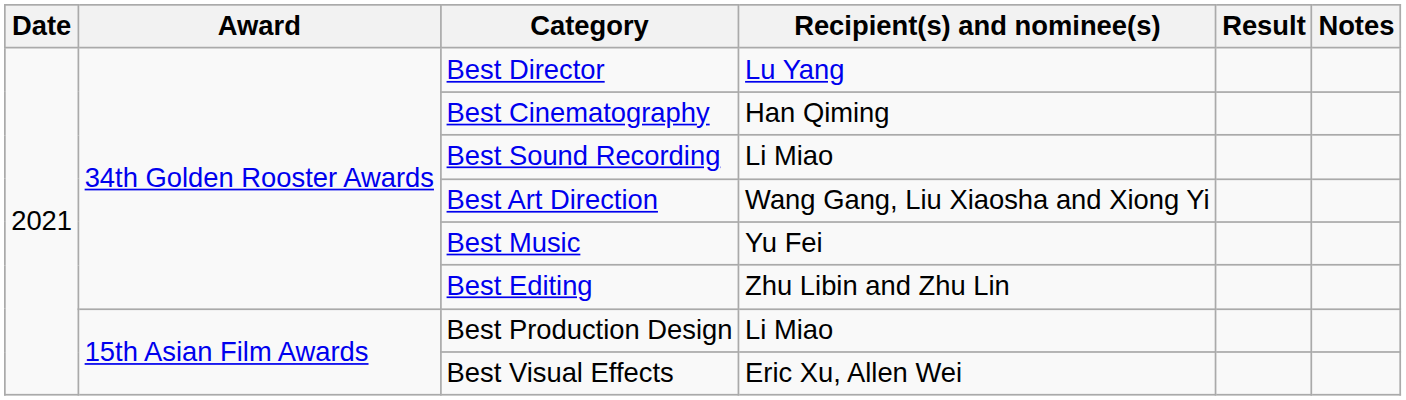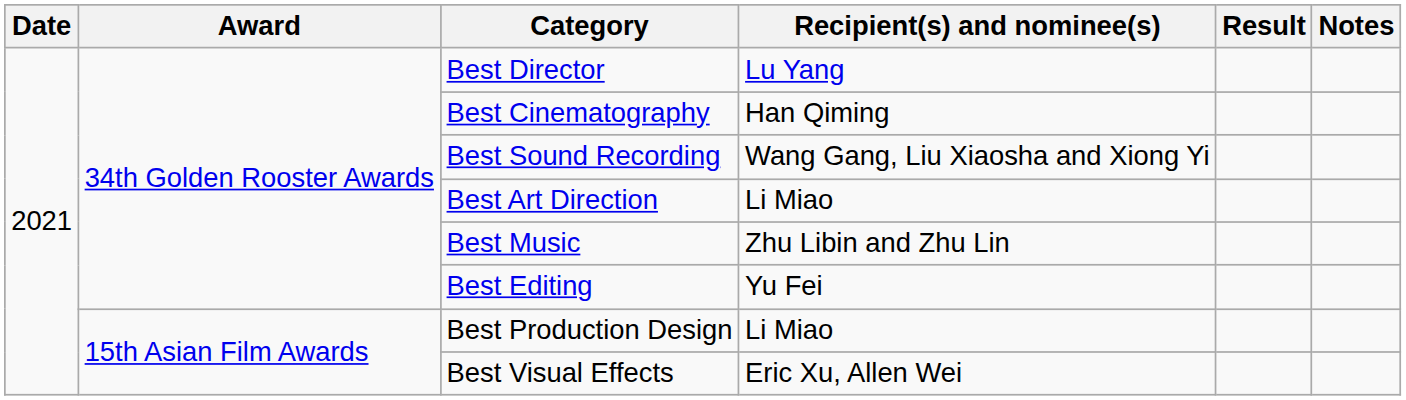(789, 156) Li Miao -> (977, 156) Wang Gang, Liu Xiaosha and Xiong Yi
(977, 199) Wang Gang, Liu Xiaosha and Xiong Yi -> (789, 199) Li Miao
(784, 243) Yu Fei -> (877, 243) Zhu Libin and Zhu Lin
(877, 286) Zhu Libin and Zhu Lin -> (784, 286) Yu Fei
